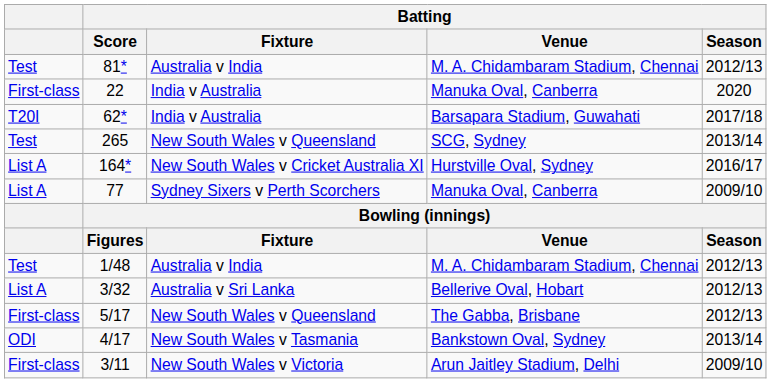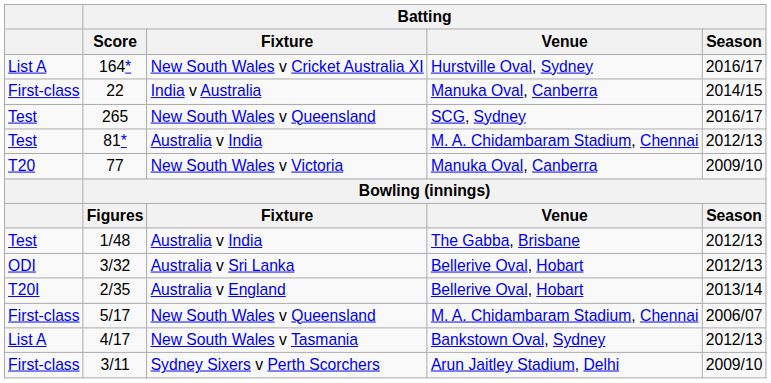rows swapped: (115, 66) <-> (115, 166)
(734, 91) 2020 -> (734, 91) 2014/15
- row: (115, 116)
(734, 141) 2013/14 -> (734, 116) 2016/17
(27, 191) List A -> (22, 166) T20
(265, 191) Sydney Sixers v Perth Scorchers -> (247, 166) New South Wales v Victoria
(565, 265) M. A. Chidambaram Stadium, Chennai -> (505, 240) The Gabba, Brisbane
(27, 290) List A -> (22, 265) ODI
+ row: (115, 290)
(505, 315) The Gabba, Brisbane -> (565, 315) M. A. Chidambaram Stadium, Chennai
(734, 315) 2012/13 -> (734, 315) 2006/07
(22, 340) ODI -> (27, 340) List A
(734, 340) 2013/14 -> (734, 340) 2012/13
(247, 365) New South Wales v Victoria -> (265, 365) Sydney Sixers v Perth Scorchers
